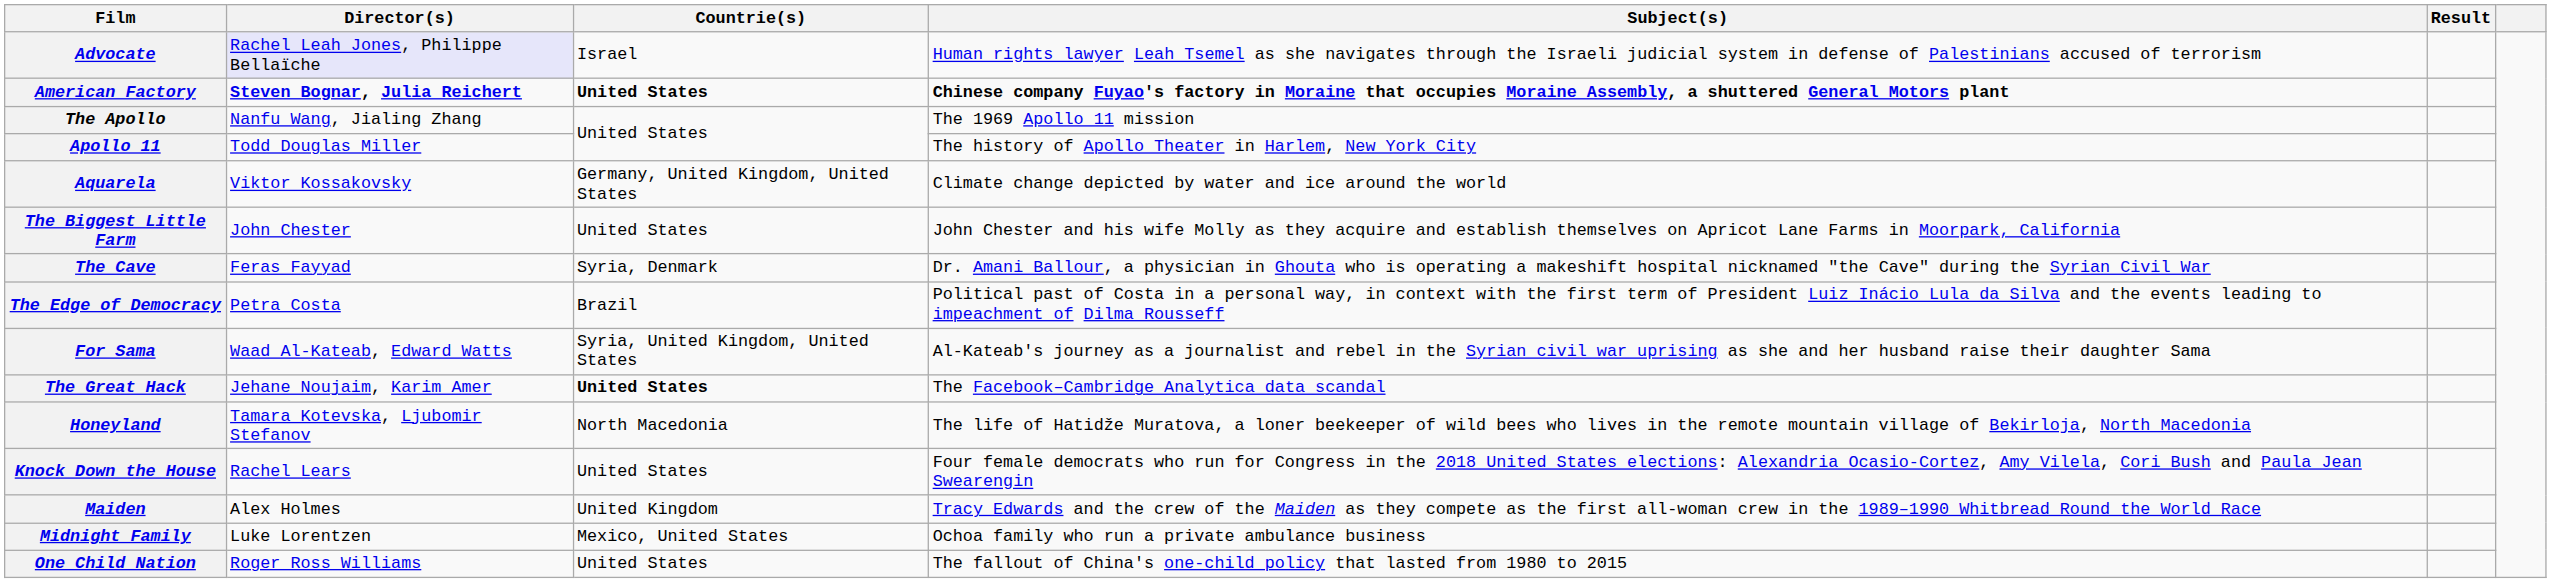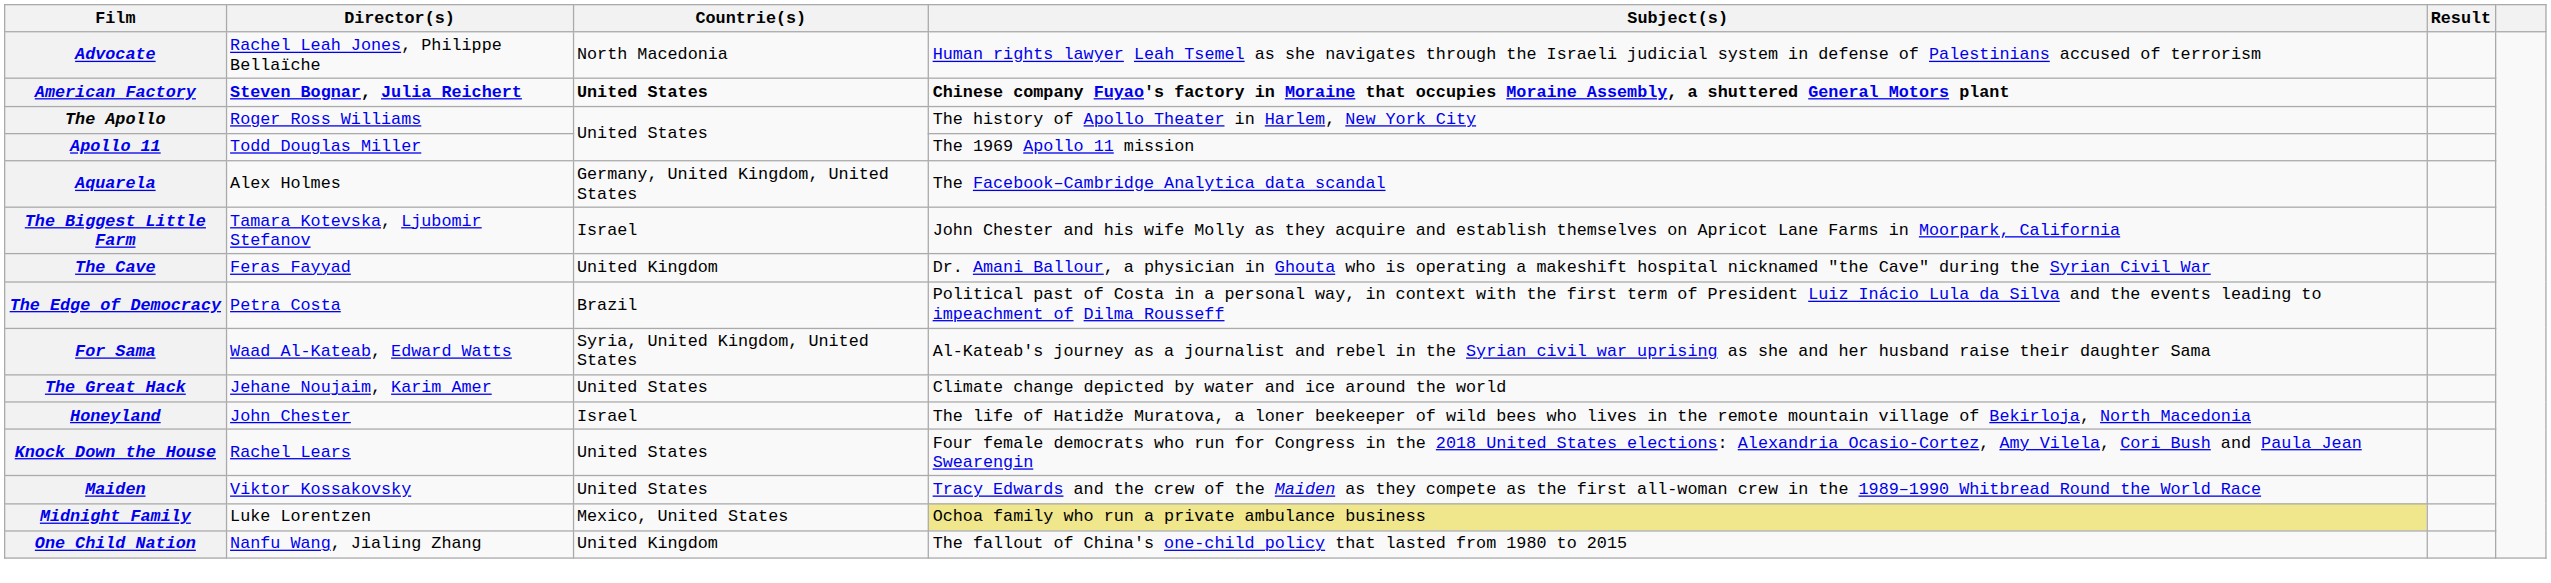(366, 55) lavender background -> (366, 55) no background
(607, 55) Israel -> (652, 55) North Macedonia
(356, 120) Nanfu Wang, Jialing Zhang -> (326, 120) Roger Ross Williams
(1063, 120) The 1969 Apollo 11 mission -> (1204, 120) The history of Apollo Theater in Harlem, New York City
(1204, 147) The history of Apollo Theater in Harlem, New York City -> (1063, 147) The 1969 Apollo 11 mission
(321, 184) Viktor Kossakovsky -> (285, 184) Alex Holmes
(1219, 184) Climate change depicted by water and ice around the world -> (1159, 184) The Facebook–Cambridge Analytica data scandal
(290, 231) John Chester -> (356, 231) Tamara Kotevska, Ljubomir Stefanov
(642, 231) United States -> (607, 231) Israel
(647, 268) Syria, Denmark -> (647, 268) United Kingdom
(642, 388) bold -> (642, 388) normal
(1159, 388) The Facebook–Cambridge Analytica data scandal -> (1219, 388) Climate change depicted by water and ice around the world
(356, 425) Tamara Kotevska, Ljubomir Stefanov -> (290, 416) John Chester
(652, 425) North Macedonia -> (607, 416) Israel
(285, 509) Alex Holmes -> (321, 490) Viktor Kossakovsky
(647, 509) United Kingdom -> (642, 490) United States
(1179, 536) no background -> (1179, 517) khaki background
(326, 564) Roger Ross Williams -> (356, 544) Nanfu Wang, Jialing Zhang
(642, 564) United States -> (647, 544) United Kingdom
